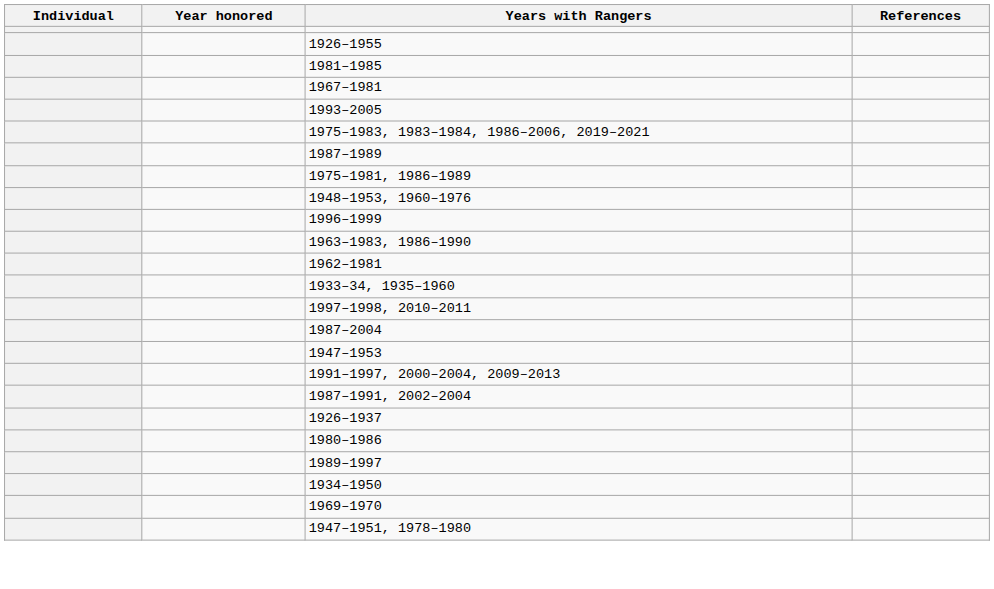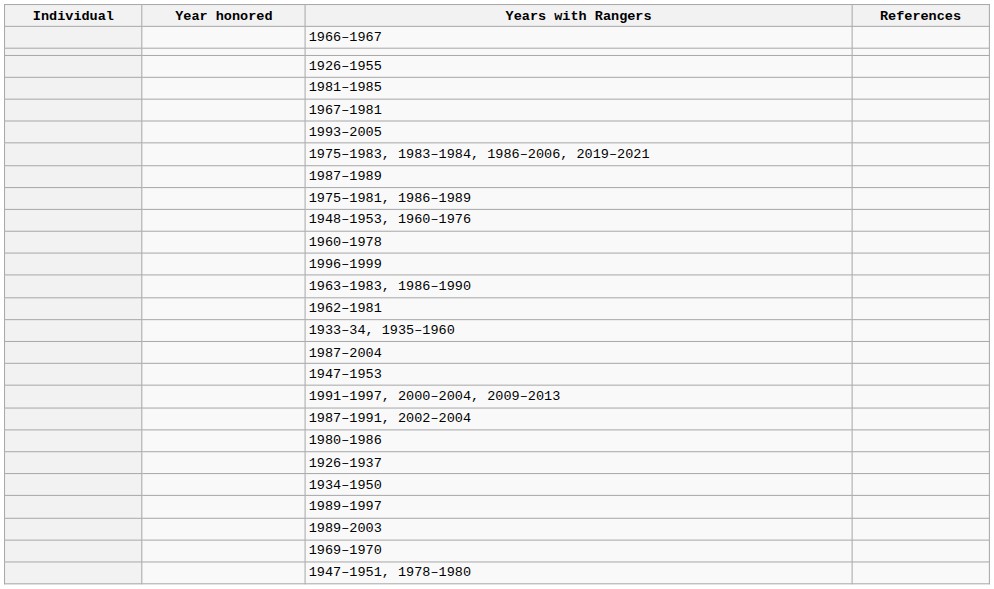+ row: (345, 38)
+ row: (345, 242)
- row: (390, 308)
rows swapped: (345, 419) <-> (345, 441)
rows swapped: (345, 485) <-> (345, 463)
+ row: (345, 529)
